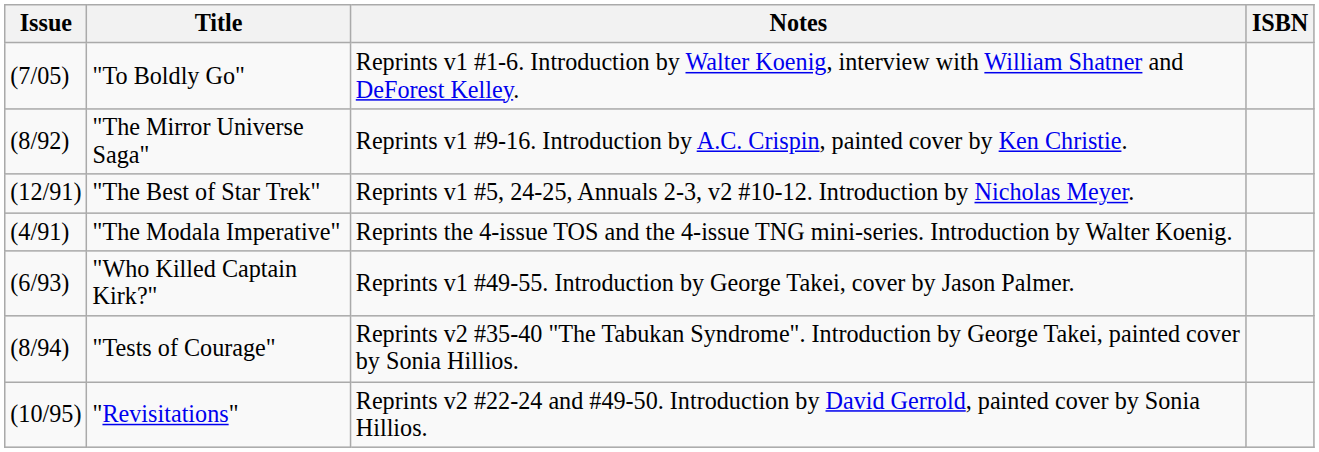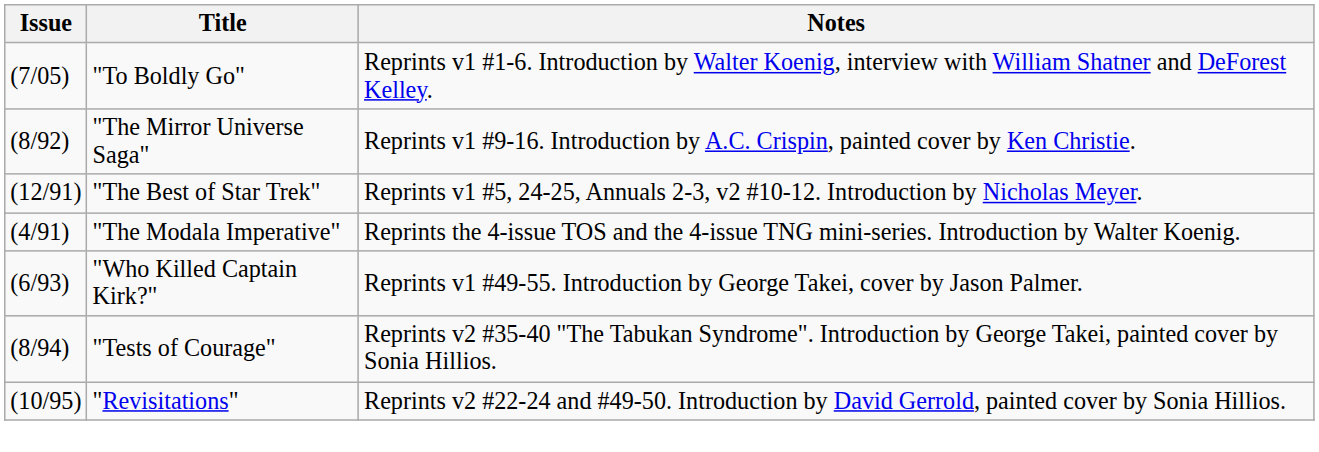- column: (1280, 23)
